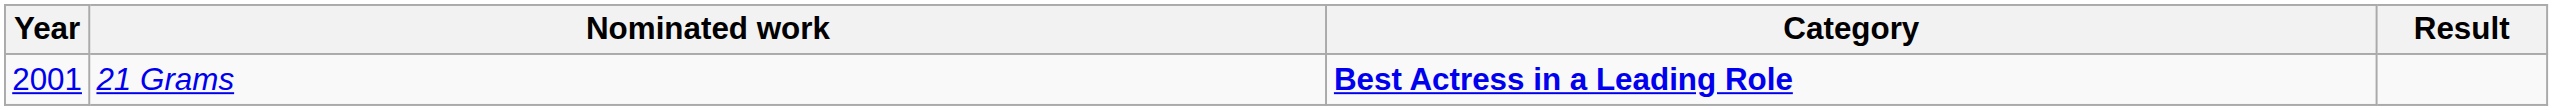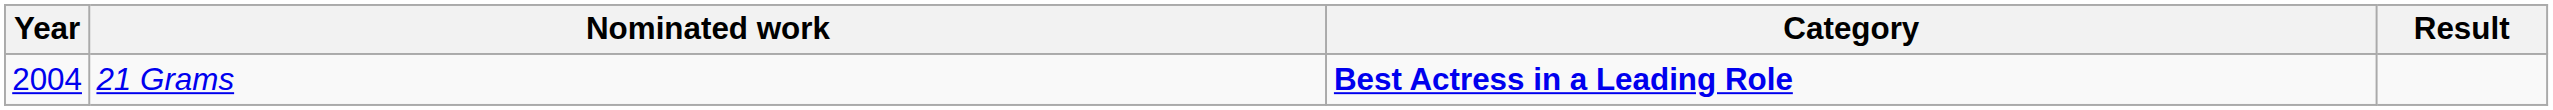(47, 79) 2001 -> (47, 79) 2004
